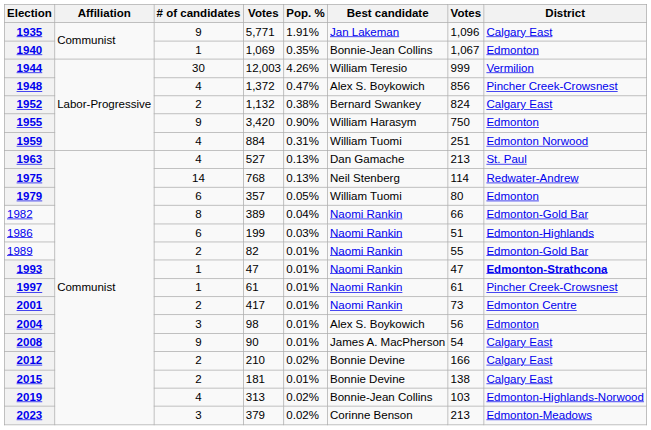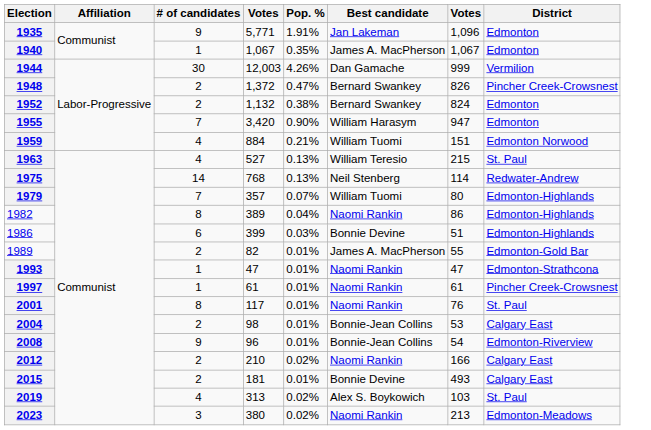(519, 31) Calgary East -> (513, 31) Edmonton
(260, 50) 1,069 -> (260, 50) 1,067
(381, 50) Bonnie-Jean Collins -> (388, 50) James A. MacPherson
(369, 68) William Teresio -> (367, 68) Dan Gamache
(199, 86) 4 -> (199, 86) 2
(377, 86) Alex S. Boykowich -> (375, 86) Bernard Swankey
(460, 86) 856 -> (460, 86) 826
(519, 104) Calgary East -> (513, 104) Edmonton
(199, 123) 9 -> (199, 123) 7
(460, 123) 750 -> (460, 123) 947
(303, 141) 0.31% -> (303, 141) 0.21%
(460, 141) 251 -> (460, 141) 151
(367, 159) Dan Gamache -> (369, 159) William Teresio
(460, 159) 213 -> (460, 159) 215
(199, 196) 6 -> (199, 196) 7
(303, 196) 0.05% -> (303, 196) 0.07%
(513, 196) Edmonton -> (540, 196) Edmonton-Highlands
(457, 214) 66 -> (457, 214) 86
(537, 214) Edmonton-Gold Bar -> (540, 214) Edmonton-Highlands
(255, 232) 199 -> (255, 232) 399
(366, 232) Naomi Rankin -> (367, 232) Bonnie Devine
(366, 251) Naomi Rankin -> (388, 251) James A. MacPherson
(547, 269) bold -> (542, 269) normal
(199, 305) 2 -> (199, 305) 8
(255, 305) 417 -> (255, 305) 117
(457, 305) 73 -> (457, 305) 76
(532, 305) Edmonton Centre -> (507, 305) St. Paul
(199, 324) 3 -> (199, 324) 2
(377, 324) Alex S. Boykowich -> (381, 324) Bonnie-Jean Collins
(457, 324) 56 -> (457, 324) 53
(513, 324) Edmonton -> (519, 324) Calgary East
(252, 342) 90 -> (252, 342) 96
(388, 342) James A. MacPherson -> (381, 342) Bonnie-Jean Collins
(519, 342) Calgary East -> (540, 342) Edmonton-Riverview
(367, 360) Bonnie Devine -> (366, 360) Naomi Rankin
(460, 379) 138 -> (460, 379) 493
(381, 397) Bonnie-Jean Collins -> (377, 397) Alex S. Boykowich
(565, 397) Edmonton-Highlands-Norwood -> (507, 397) St. Paul
(255, 415) 379 -> (255, 415) 380
(371, 415) Corinne Benson -> (366, 415) Naomi Rankin
